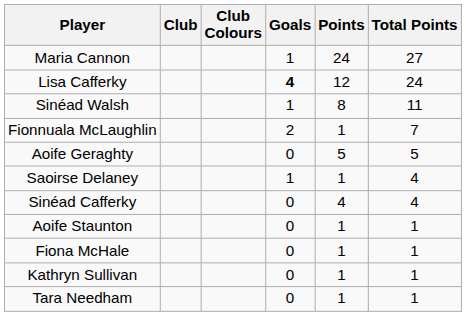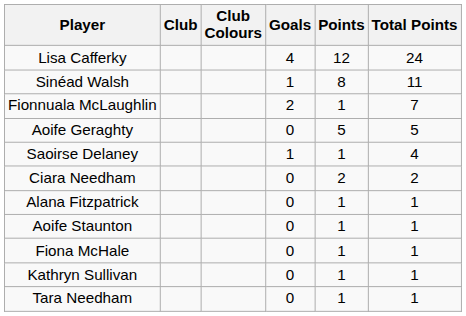- row: (82, 57)
(290, 81) bold -> (290, 57) normal
- row: (82, 202)
+ row: (82, 178)
+ row: (82, 202)
